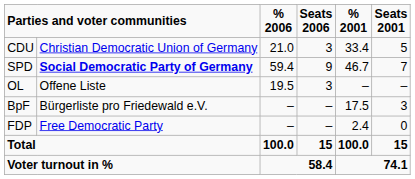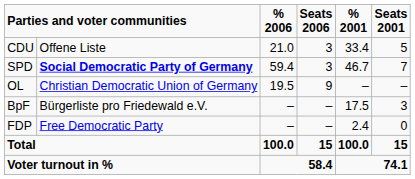(148, 47) Christian Democratic Union of Germany -> (73, 47) Offene Liste
(329, 67) 9 -> (329, 67) 3
(73, 86) Offene Liste -> (148, 86) Christian Democratic Union of Germany
(329, 86) 3 -> (329, 86) 9
